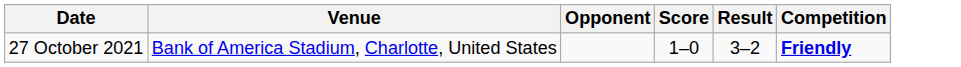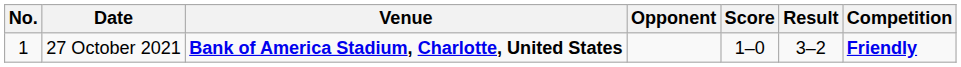+ column: (23, 18)
(354, 47) normal -> (406, 47) bold
